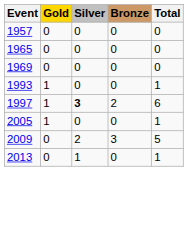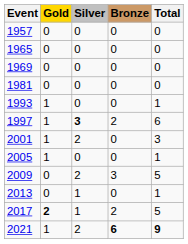+ row: (20, 85)
+ row: (20, 139)
+ row: (20, 211)
+ row: (20, 229)
